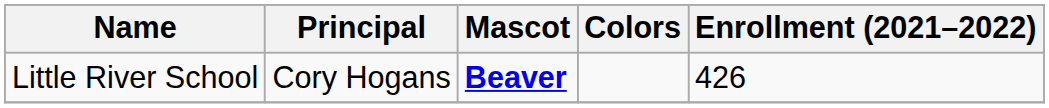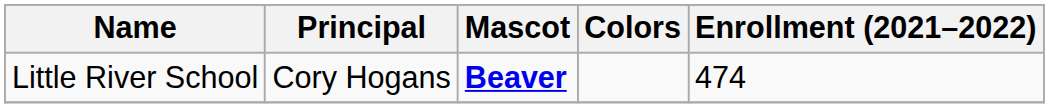(721, 77) 426 -> (721, 77) 474
